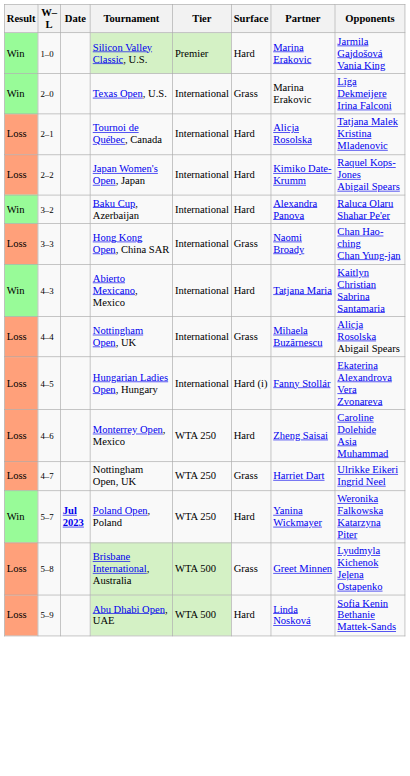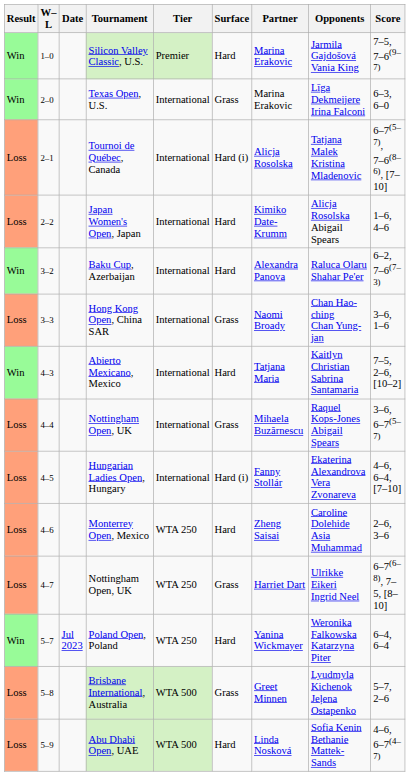+ column: (388, 18)
(244, 134) Hard -> (231, 157) Hard (i)
(369, 174) Raquel Kops-Jones Abigail Spears -> (330, 221) Alicja Rosolska Abigail Spears
(369, 336) Alicja Rosolska Abigail Spears -> (336, 425) Raquel Kops-Jones Abigail Spears
(73, 516) bold -> (72, 640) normal
